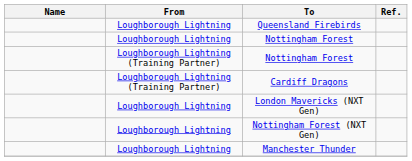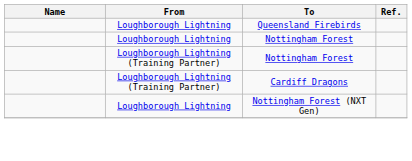- row: (174, 106)
- row: (174, 149)
